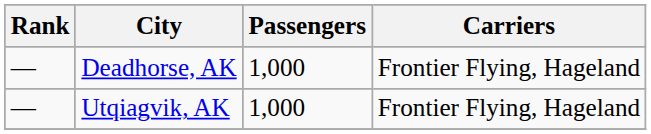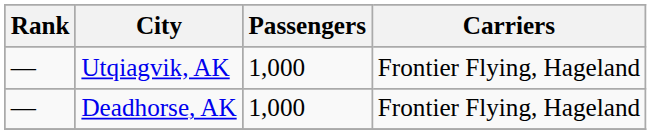rows swapped: (156, 108) <-> (159, 67)
